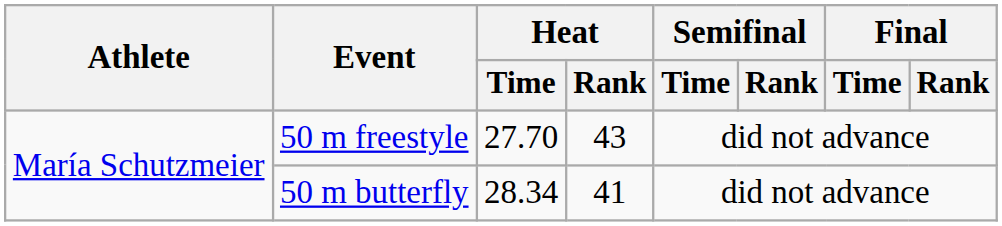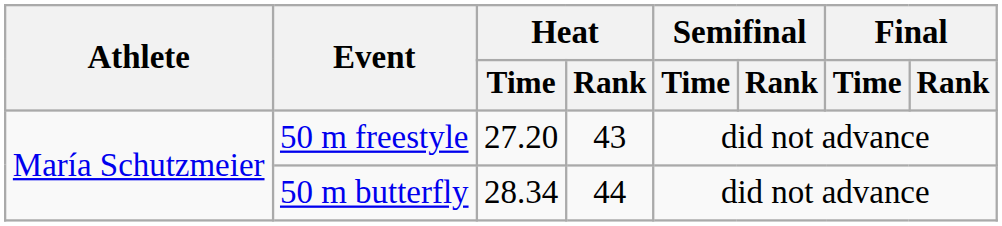(521, 137) 27.70 -> (521, 137) 27.20
(610, 192) 41 -> (610, 192) 44
